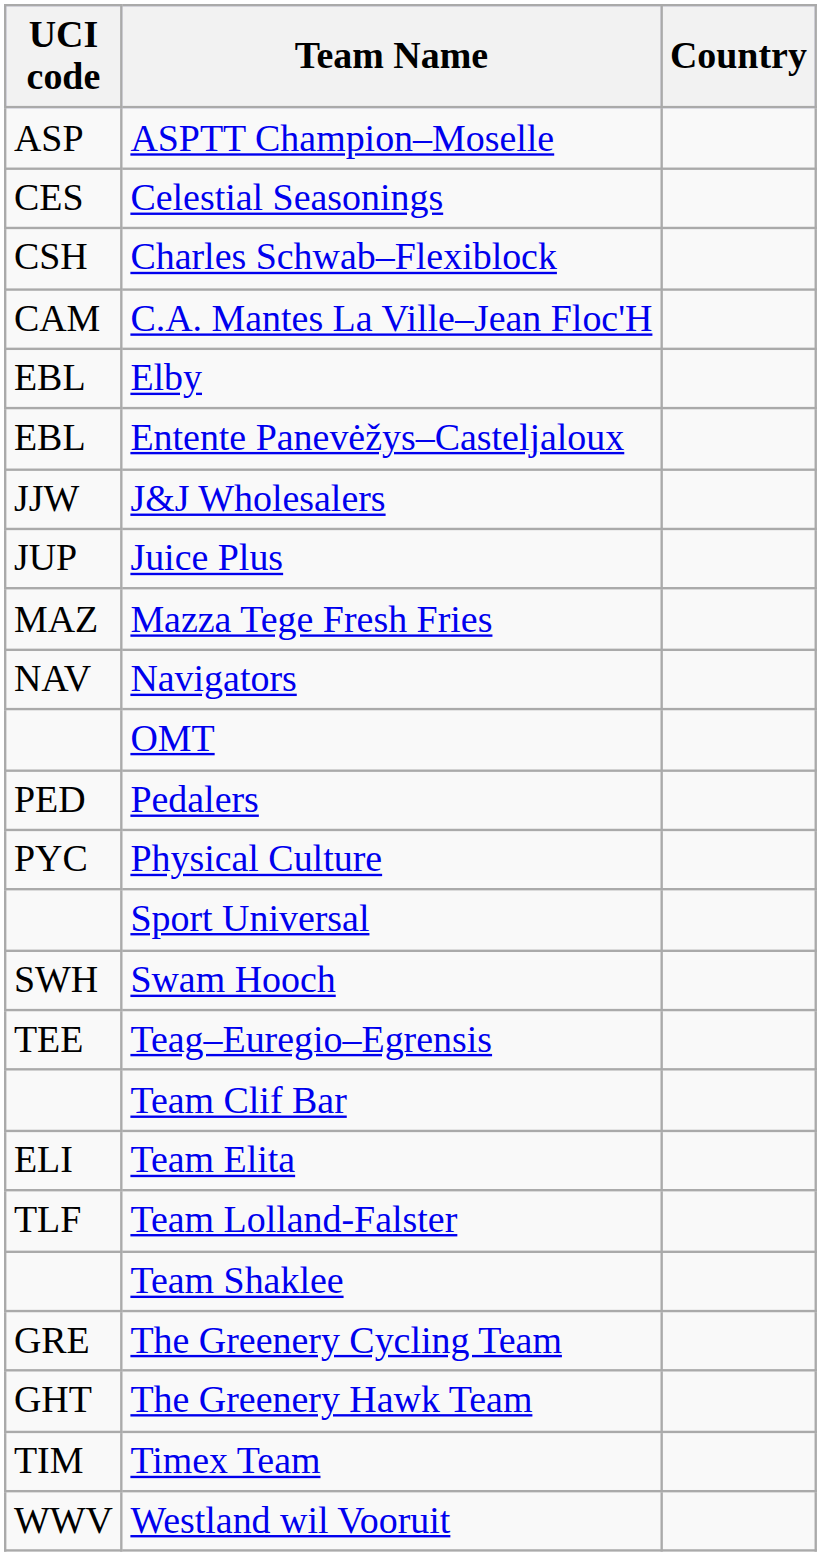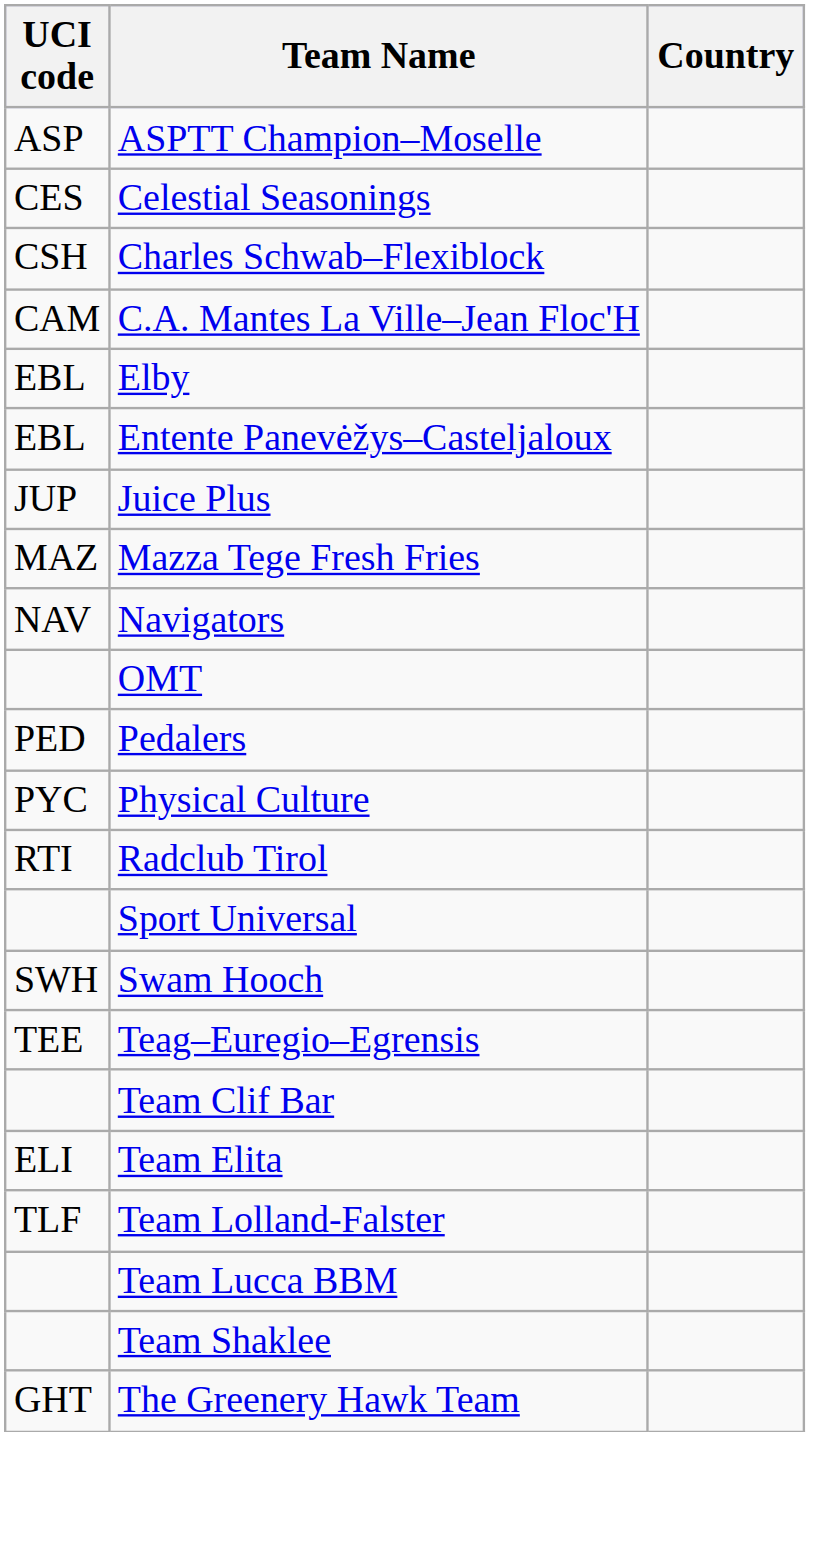- row: (258, 498)
+ row: (223, 859)
+ row: (258, 1280)
- row: (346, 1340)
- row: (225, 1460)
- row: (290, 1520)
